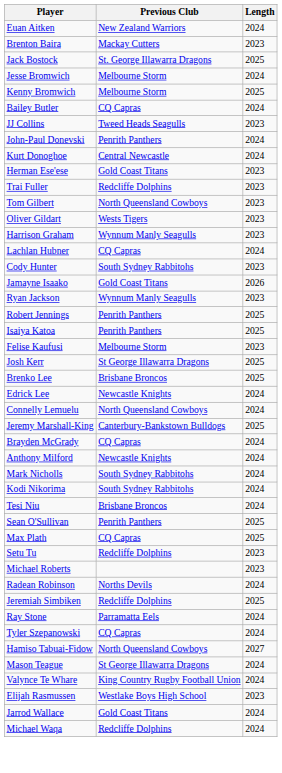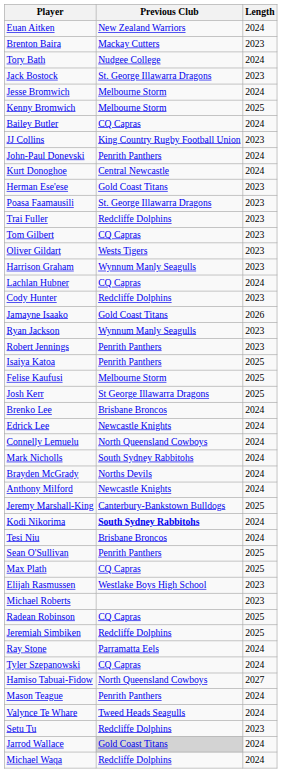+ row: (26, 60)
(255, 60) 2025 -> (255, 76) 2023
(142, 124) Tweed Heads Seagulls -> (169, 140) King Country Rugby Football Union
+ row: (40, 203)
(153, 203) North Queensland Cowboys -> (119, 235) CQ Capras
(146, 267) South Sydney Rabbitohs -> (135, 299) Redcliffe Dolphins
(255, 315) 2025 -> (255, 347) 2023
(255, 347) 2023 -> (255, 378) 2025
(255, 378) 2025 -> (255, 410) 2024
rows swapped: (50, 426) <-> (35, 474)
(119, 442) CQ Capras -> (125, 474) Norths Devils
(146, 490) normal -> (149, 522) bold
rows swapped: (41, 697) <-> (21, 553)
(125, 585) Norths Devils -> (119, 617) CQ Capras
(255, 585) 2024 -> (255, 617) 2025
(154, 665) St George Illawarra Dragons -> (130, 697) Penrith Panthers
(169, 681) King Country Rugby Football Union -> (142, 712) Tweed Heads Seagulls
(133, 712) no background -> (133, 744) lightgrey background
